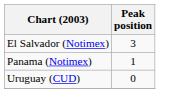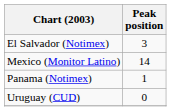+ row: (64, 61)
